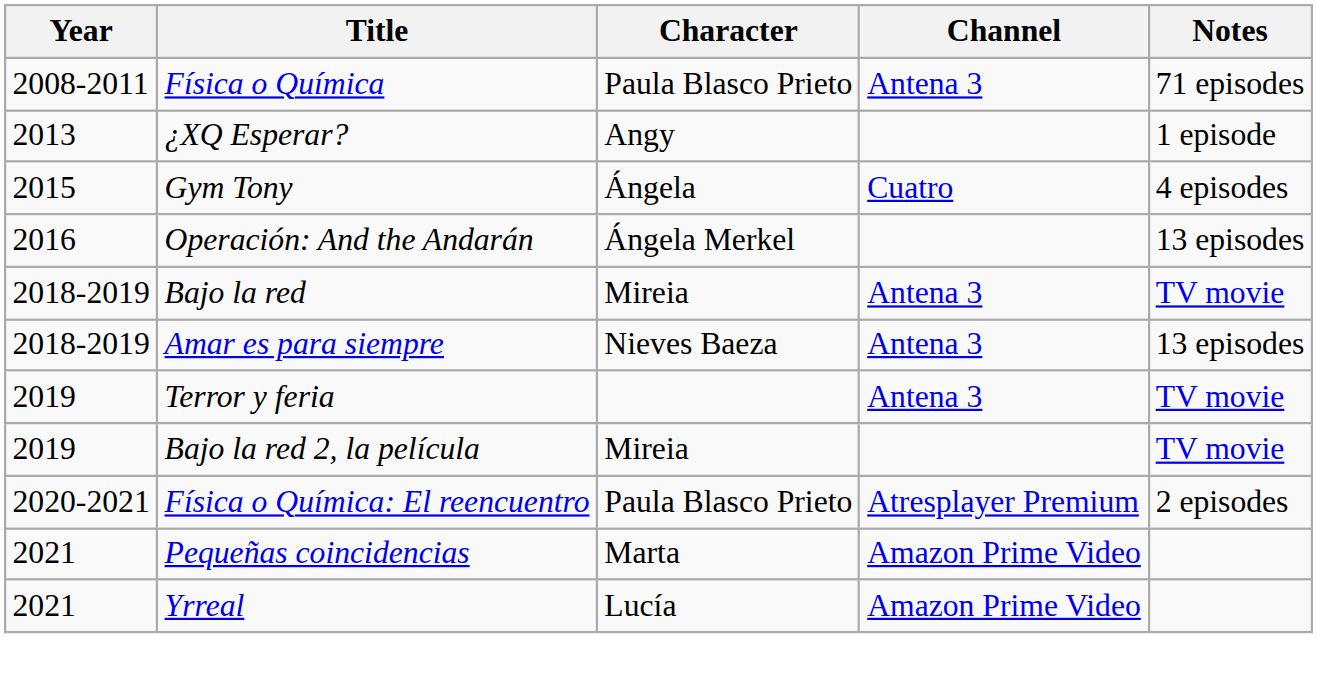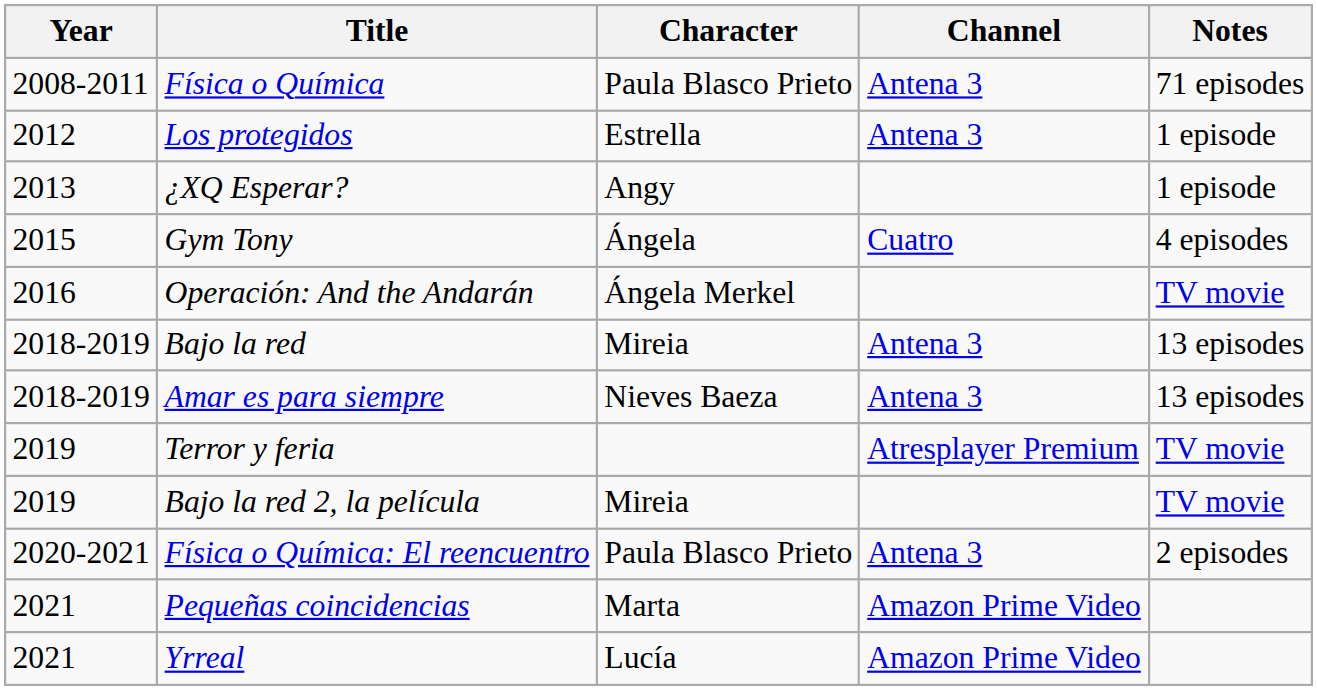+ row: (259, 135)
(1230, 240) 13 episodes -> (1220, 292) TV movie
(1220, 292) TV movie -> (1230, 344) 13 episodes
(925, 396) Antena 3 -> (1003, 449) Atresplayer Premium
(1003, 501) Atresplayer Premium -> (925, 553) Antena 3
